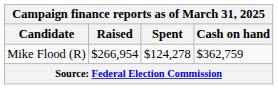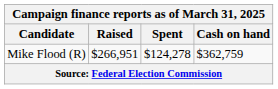(115, 53) $266,954 -> (115, 53) $266,951
